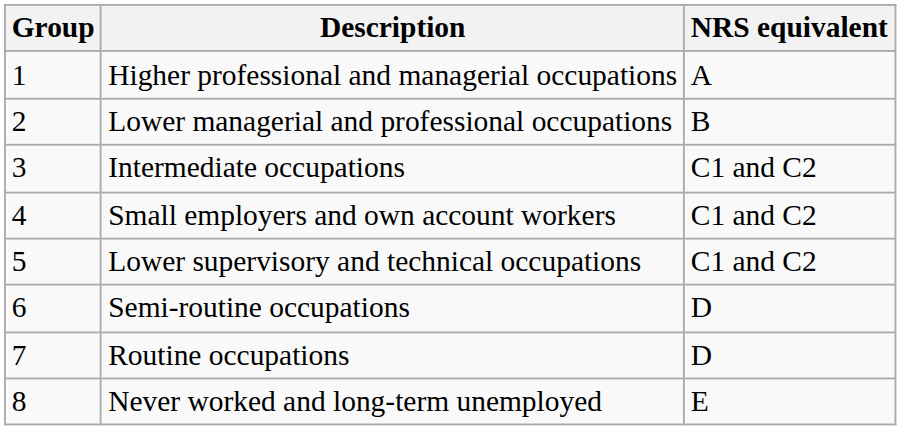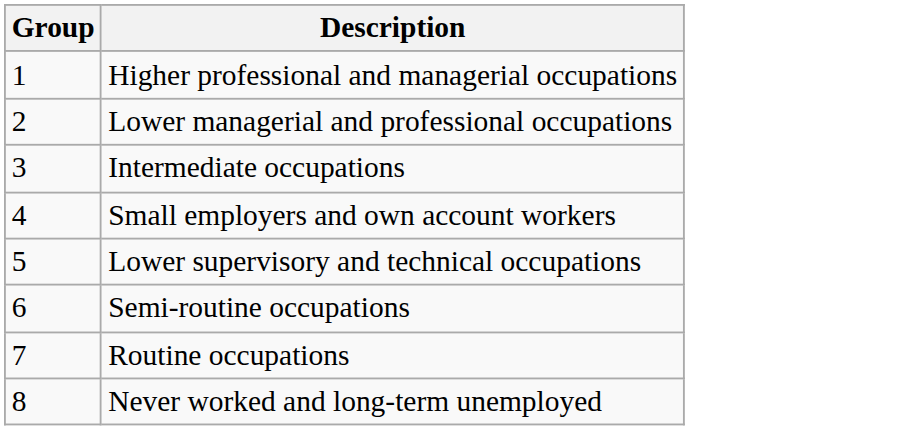- column: (789, 27)
